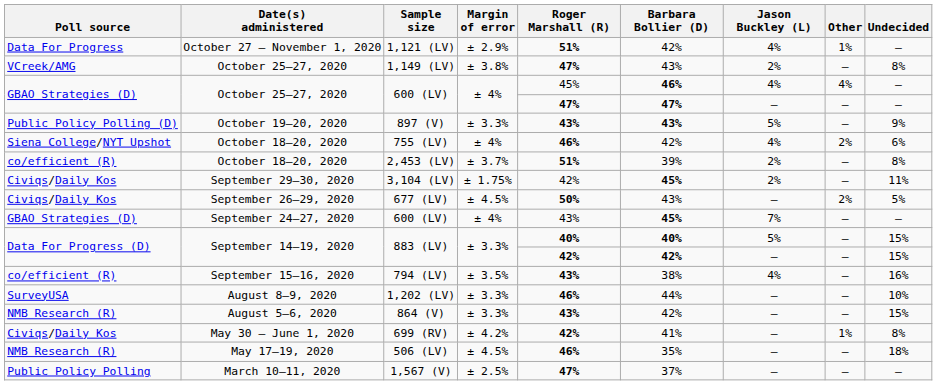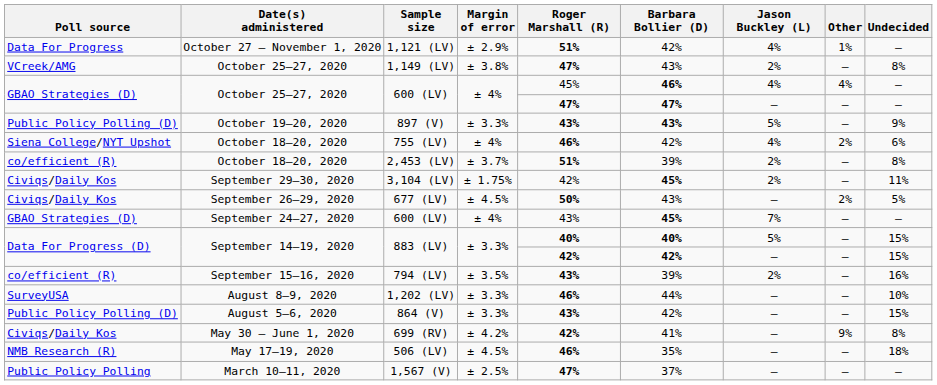(672, 275) 38% -> (672, 275) 39%
(774, 275) 4% -> (774, 275) 2%
(62, 313) NMB Research (R) -> (93, 313) Public Policy Polling (D)
(845, 332) 1% -> (845, 332) 9%
